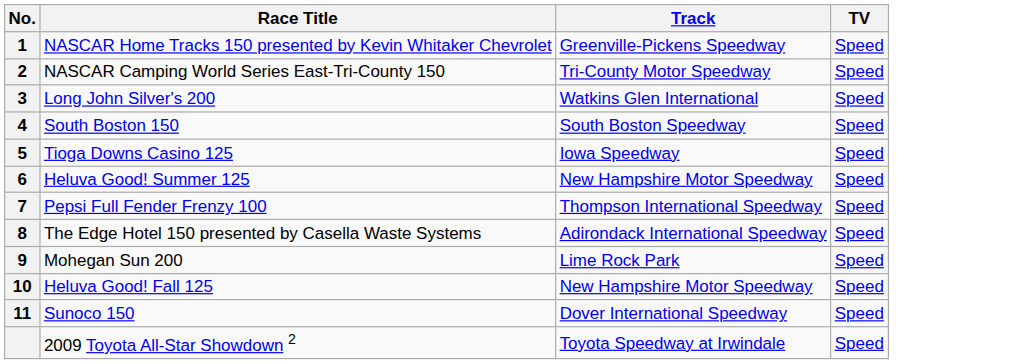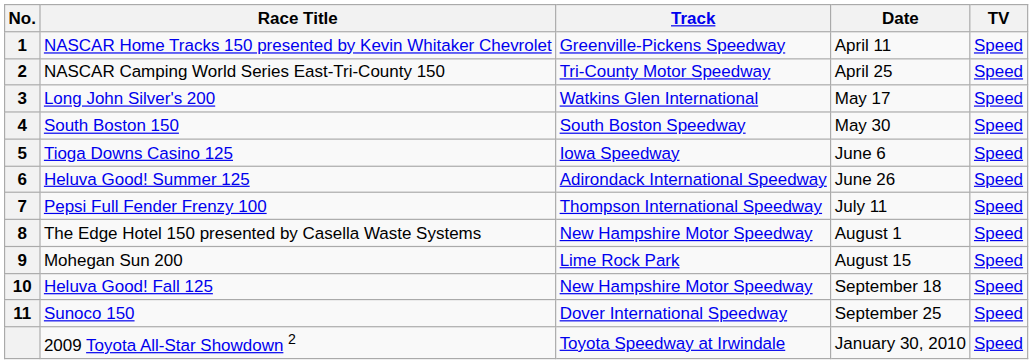+ column: (900, 18)
(686, 179) New Hampshire Motor Speedway -> (693, 179) Adirondack International Speedway
(693, 233) Adirondack International Speedway -> (686, 233) New Hampshire Motor Speedway
